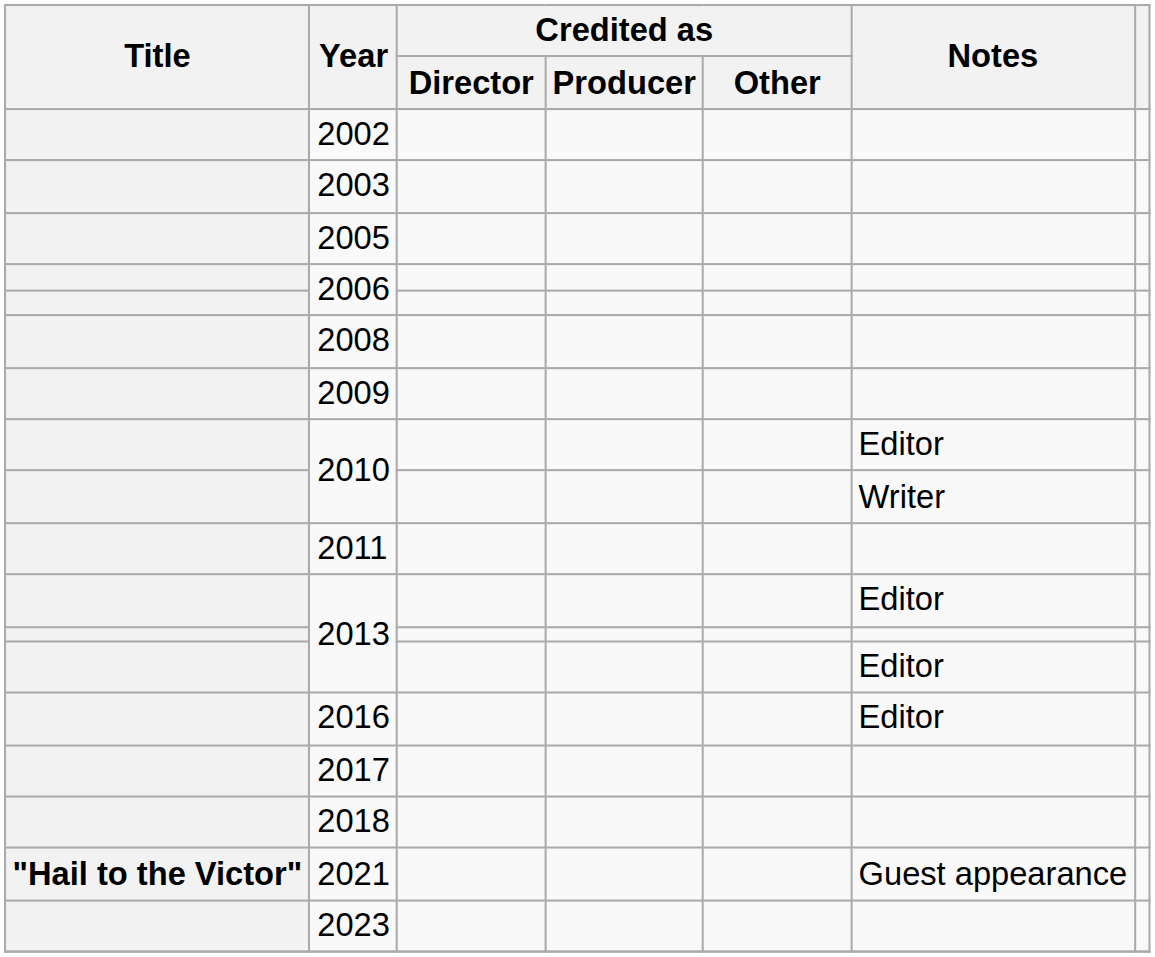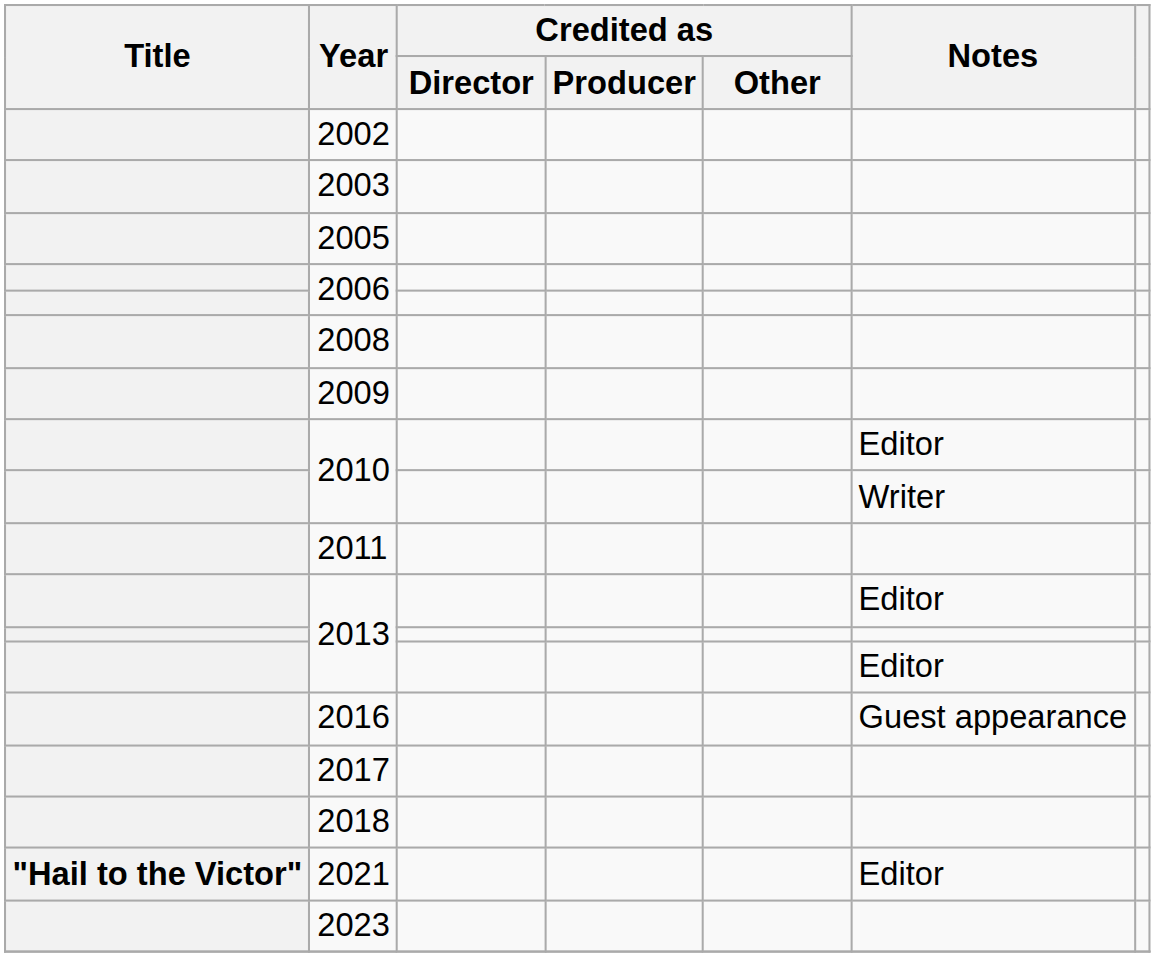(901, 718) Editor -> (993, 718) Guest appearance
(993, 873) Guest appearance -> (901, 873) Editor
